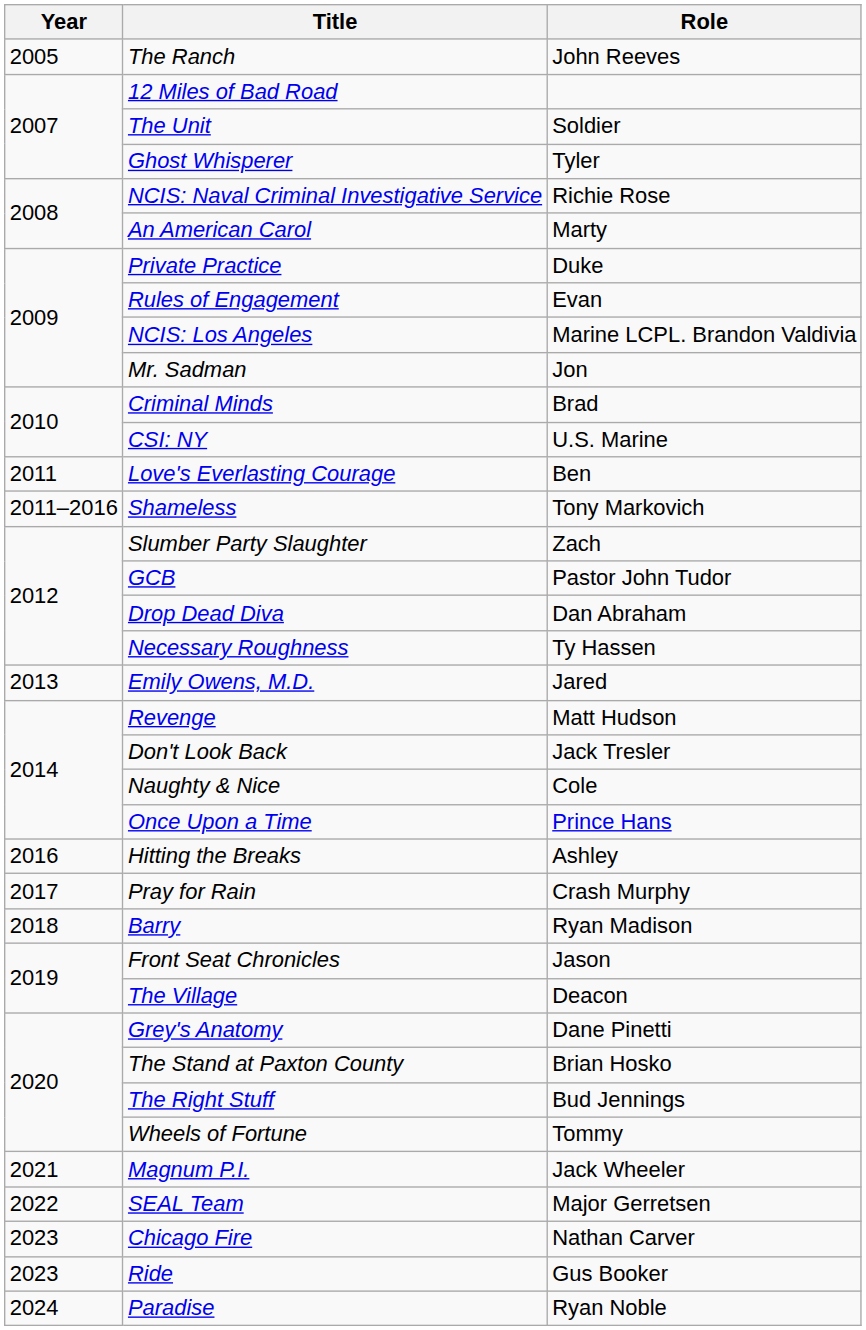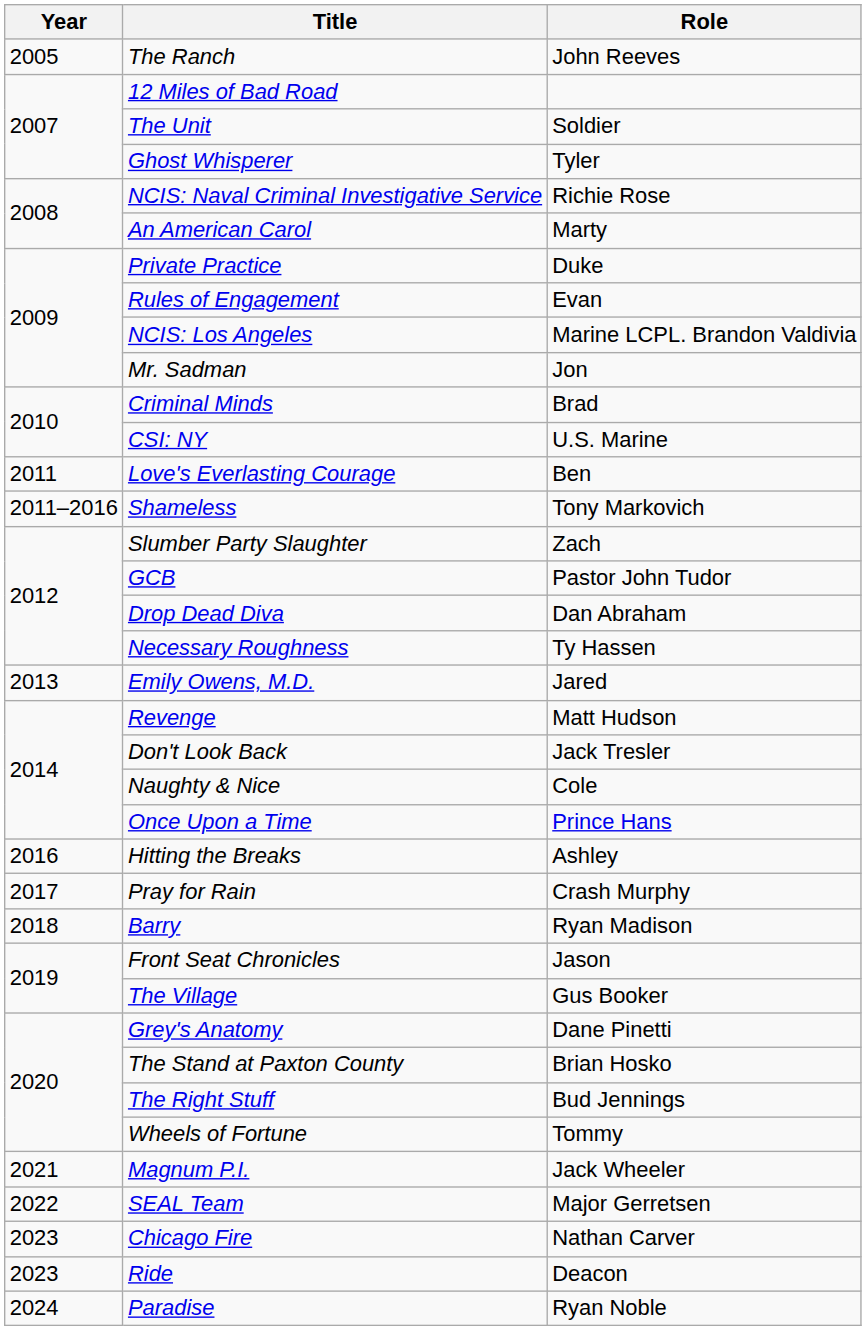(590, 995) Deacon -> (610, 995) Gus Booker
(610, 1273) Gus Booker -> (590, 1273) Deacon
